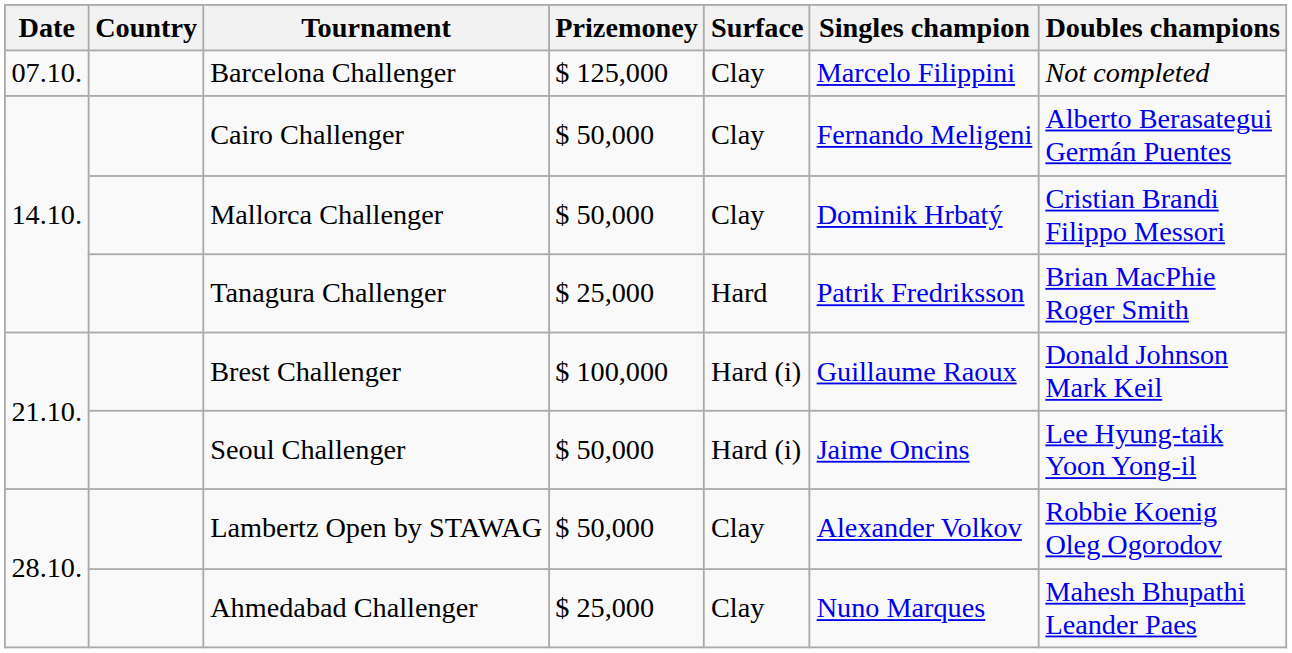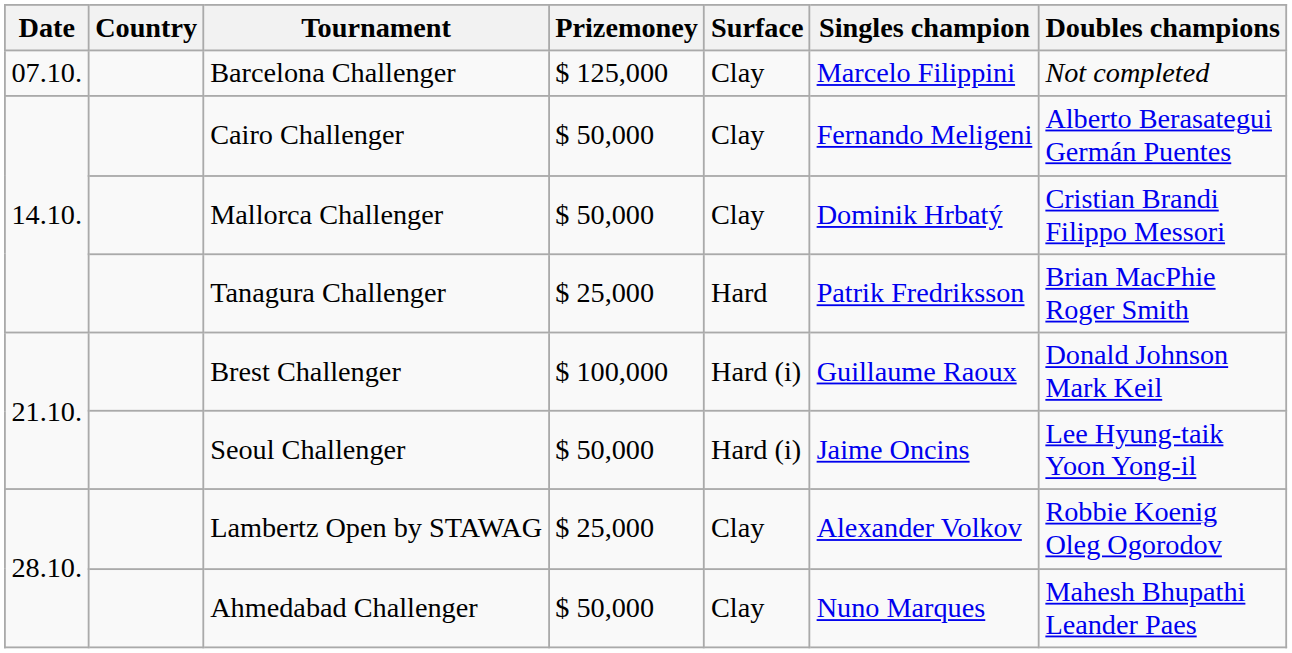(605, 528) $ 50,000 -> (605, 528) $ 25,000
(605, 606) $ 25,000 -> (605, 606) $ 50,000
